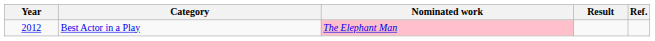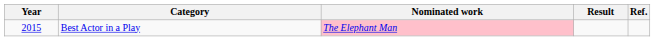(31, 28) 2012 -> (31, 28) 2015
